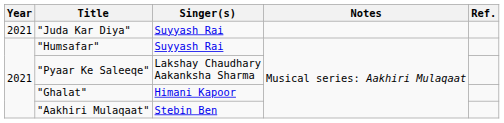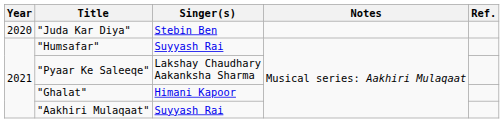(19, 30) 2021 -> (19, 30) 2020
(189, 30) Suyyash Rai -> (186, 30) Stebin Ben
(186, 110) Stebin Ben -> (189, 110) Suyyash Rai
